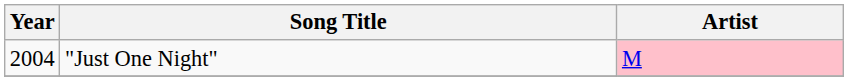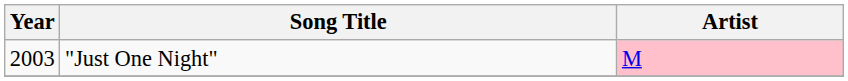(32, 57) 2004 -> (32, 57) 2003
